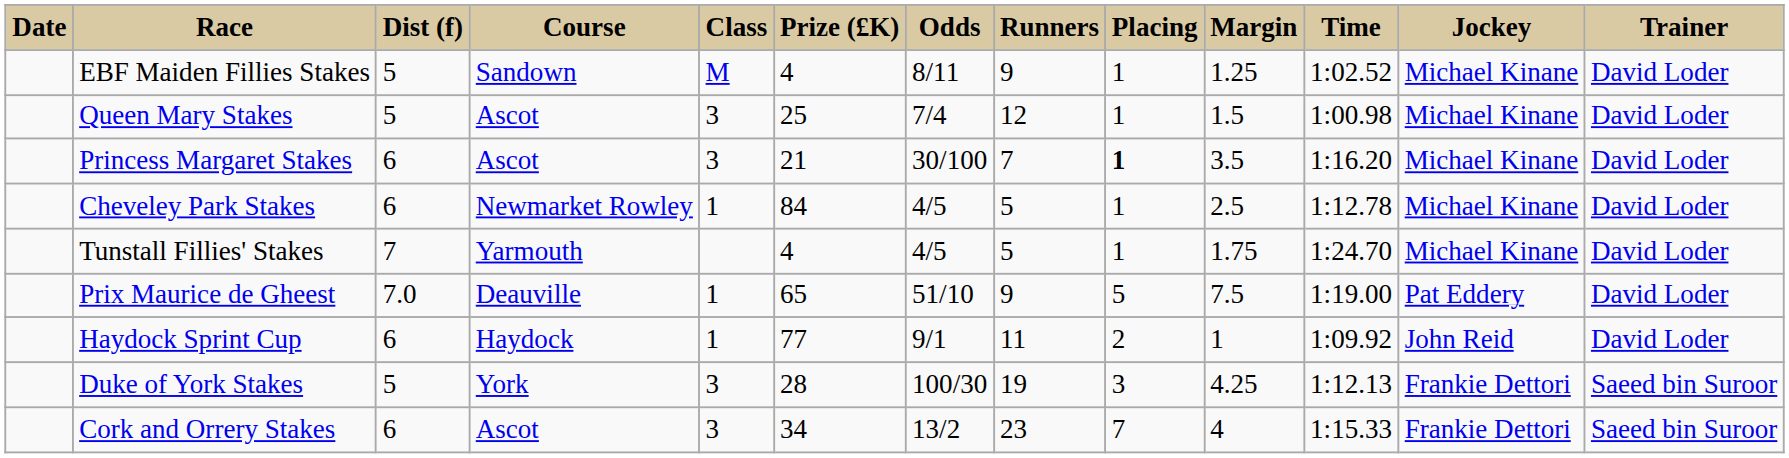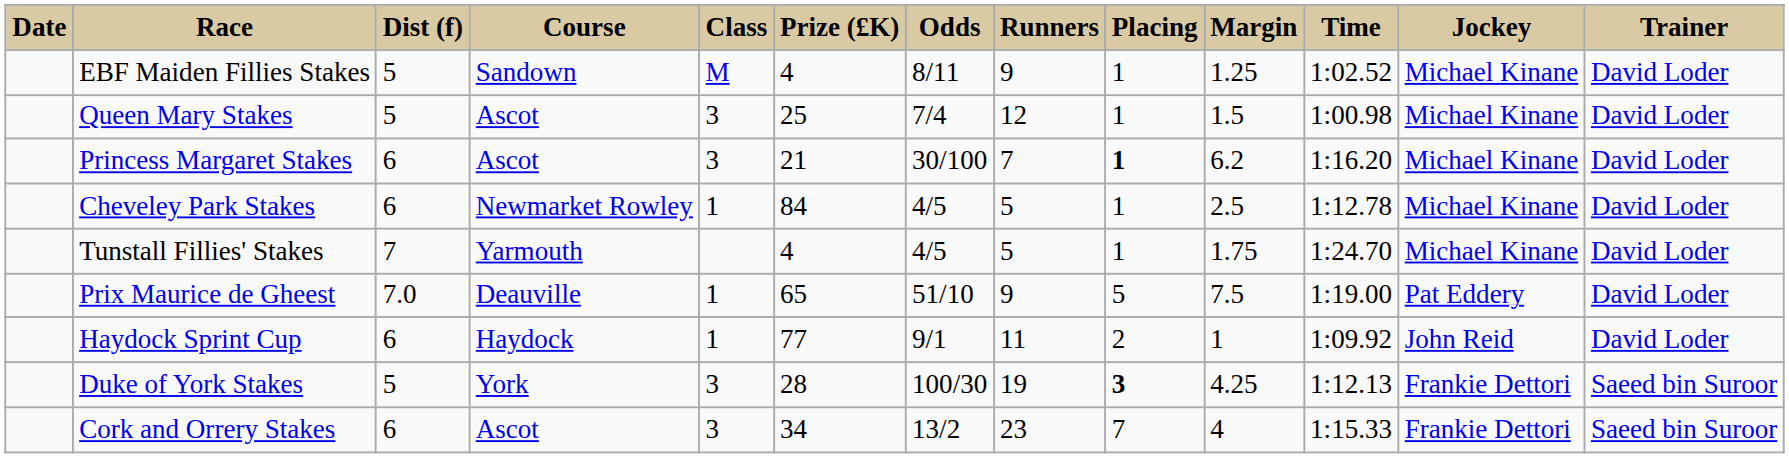(1227, 161) 3.5 -> (1227, 161) 6.2
(1119, 384) normal -> (1119, 384) bold
